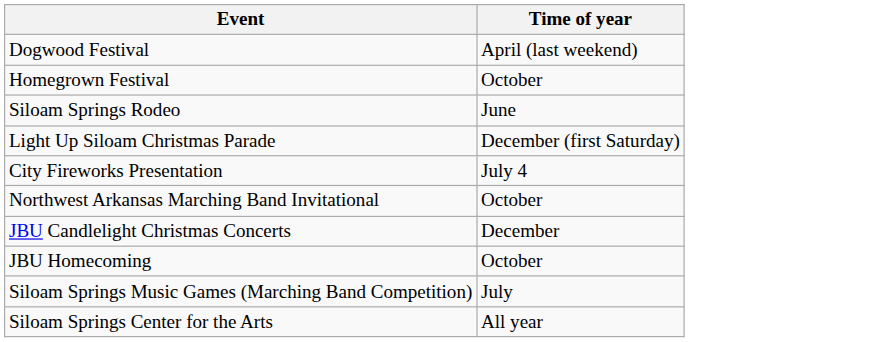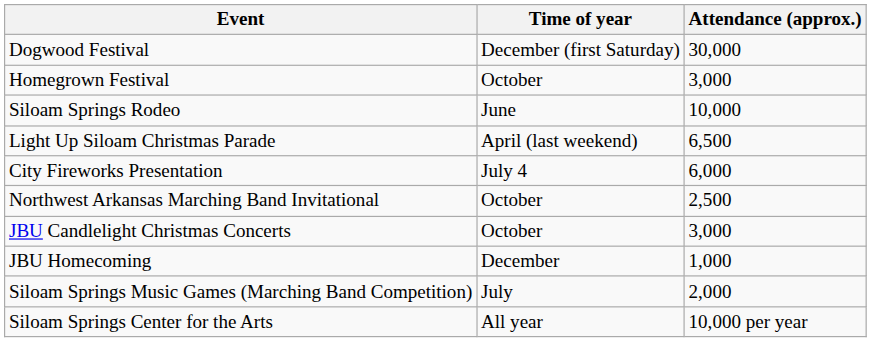+ column: (775, 19)
(559, 49) April (last weekend) -> (580, 49) December (first Saturday)
(580, 140) December (first Saturday) -> (559, 140) April (last weekend)
(520, 230) December -> (512, 230) October
(512, 261) October -> (520, 261) December
